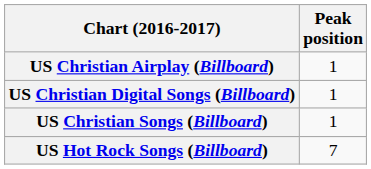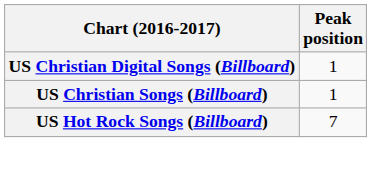- row: (152, 66)
